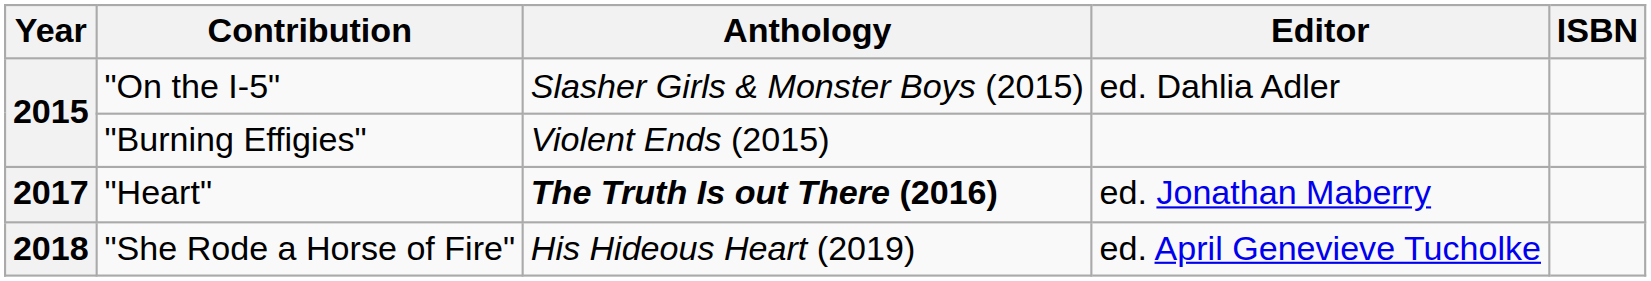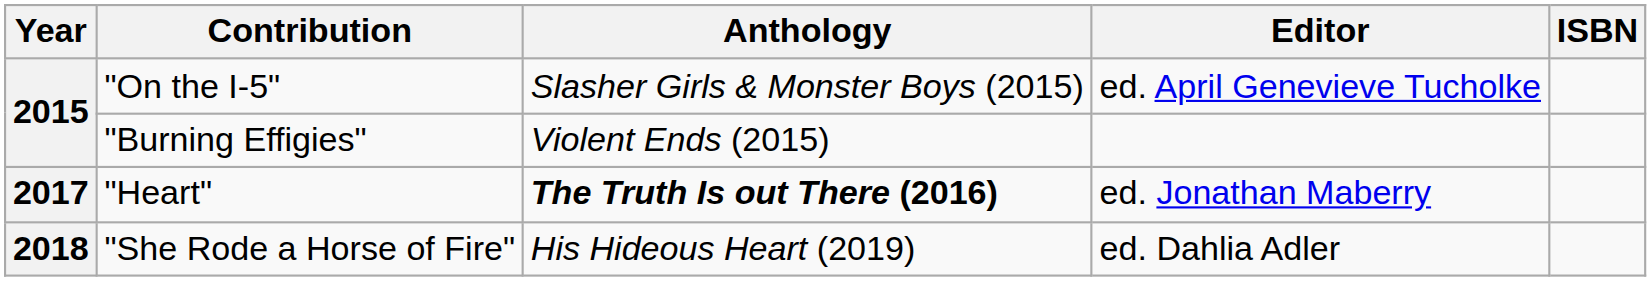(1220, 85) ed. Dahlia Adler -> (1320, 85) ed. April Genevieve Tucholke
(1320, 247) ed. April Genevieve Tucholke -> (1220, 247) ed. Dahlia Adler
